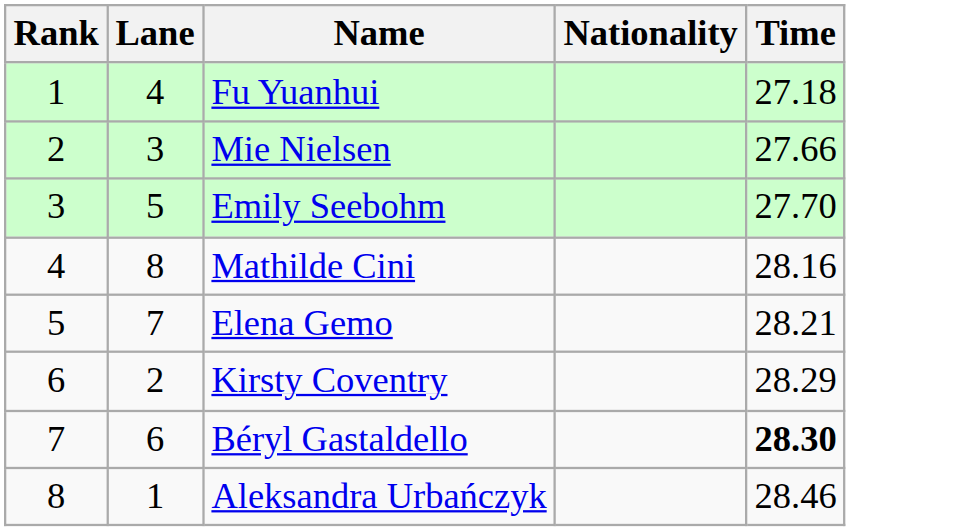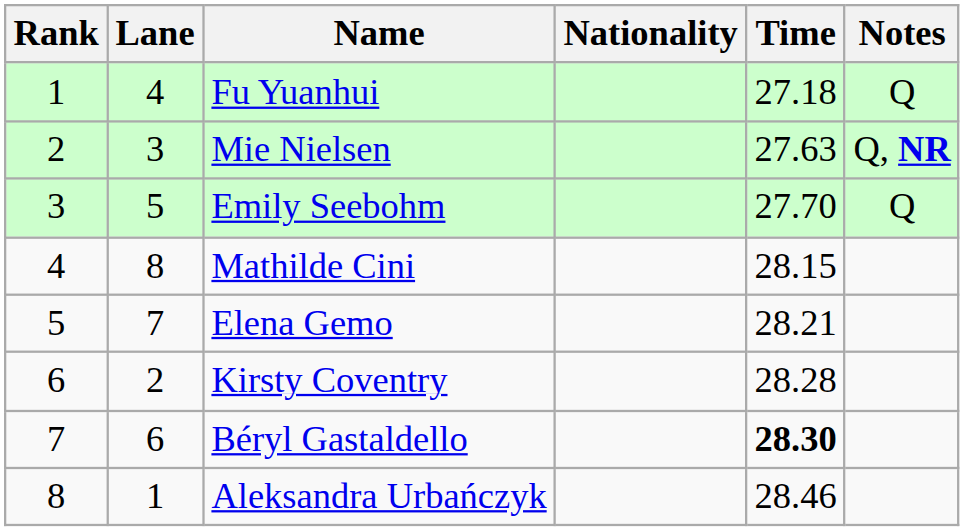+ column: (902, 33)
(796, 149) 27.66 -> (796, 149) 27.63
(796, 264) 28.16 -> (796, 264) 28.15
(796, 380) 28.29 -> (796, 380) 28.28
